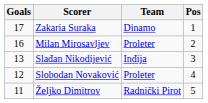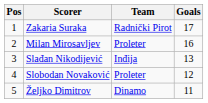columns swapped: (193, 12) <-> (19, 12)
(139, 28) Dinamo -> (143, 28) Radnički Pirot
(152, 91) Radnički Pirot -> (130, 91) Dinamo
